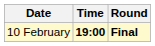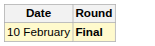- column: (90, 13)
